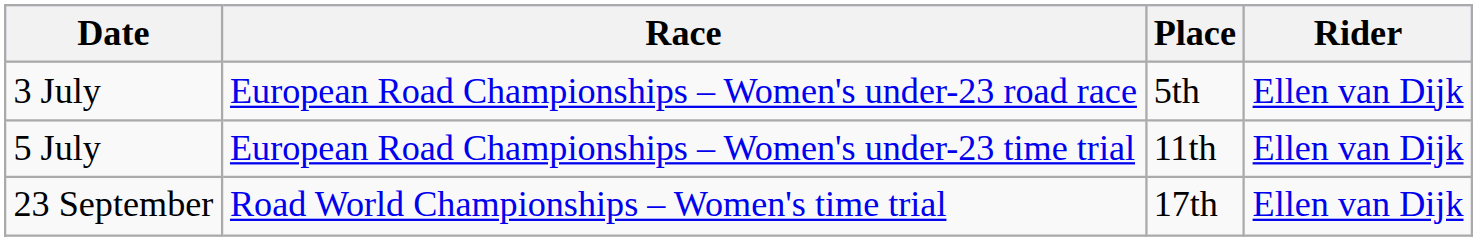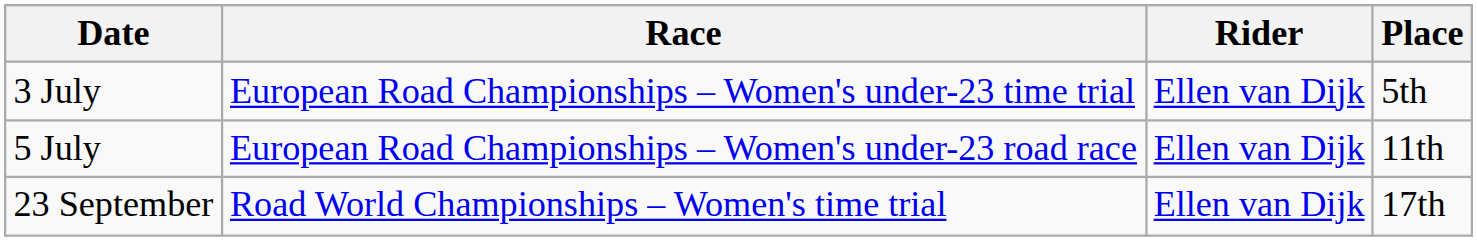columns swapped: (1358, 33) <-> (1195, 33)
(683, 90) European Road Championships – Women's under-23 road race -> (682, 90) European Road Championships – Women's under-23 time trial
(682, 147) European Road Championships – Women's under-23 time trial -> (683, 147) European Road Championships – Women's under-23 road race
